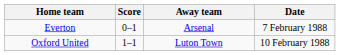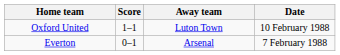rows swapped: (60, 27) <-> (60, 43)
